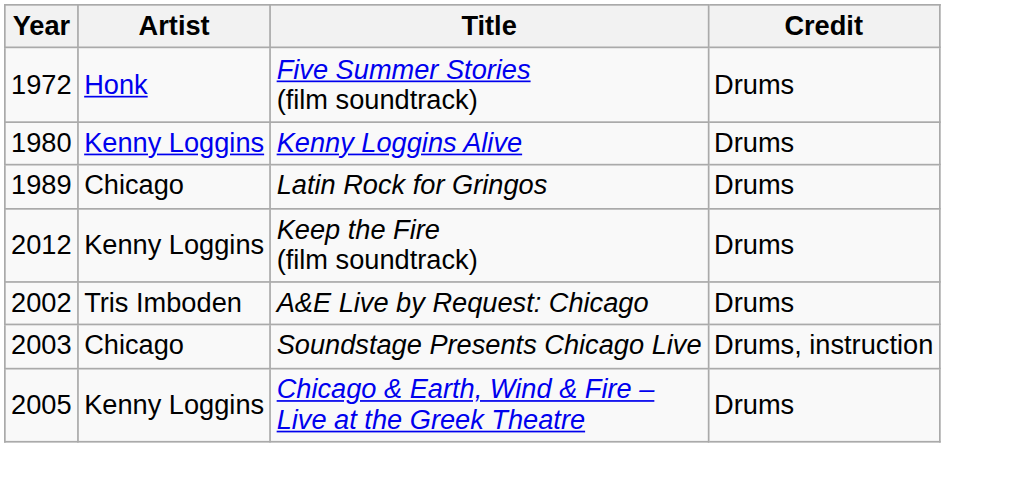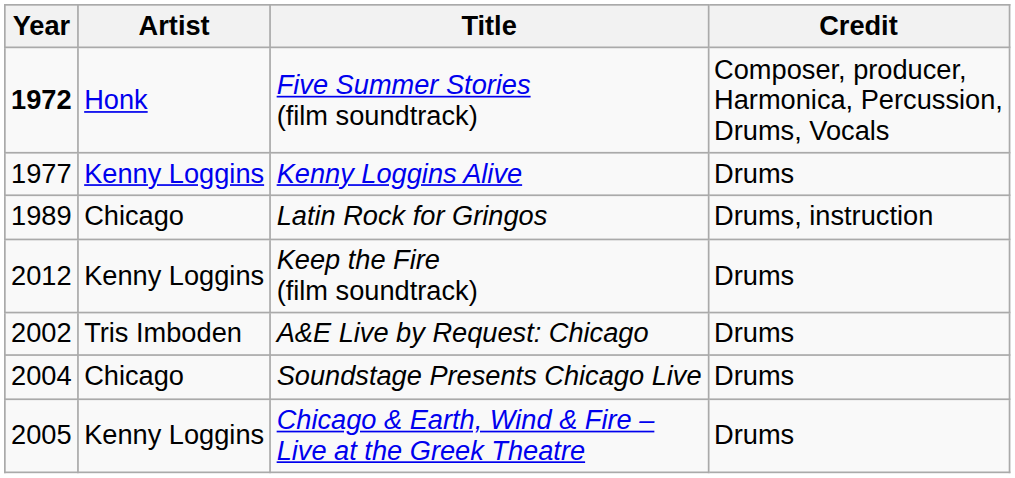(41, 84) normal -> (41, 99) bold
(754, 84) Drums -> (858, 99) Composer, producer, Harmonica, Percussion, Drums, Vocals
(41, 142) 1980 -> (41, 173) 1977
(754, 186) Drums -> (824, 216) Drums, instruction
(41, 346) 2003 -> (41, 376) 2004
(824, 346) Drums, instruction -> (754, 376) Drums
